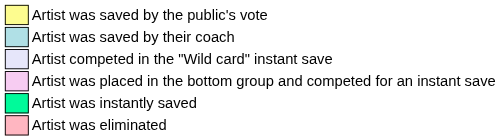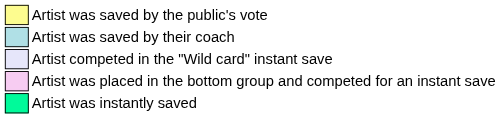- row: (99, 125)
